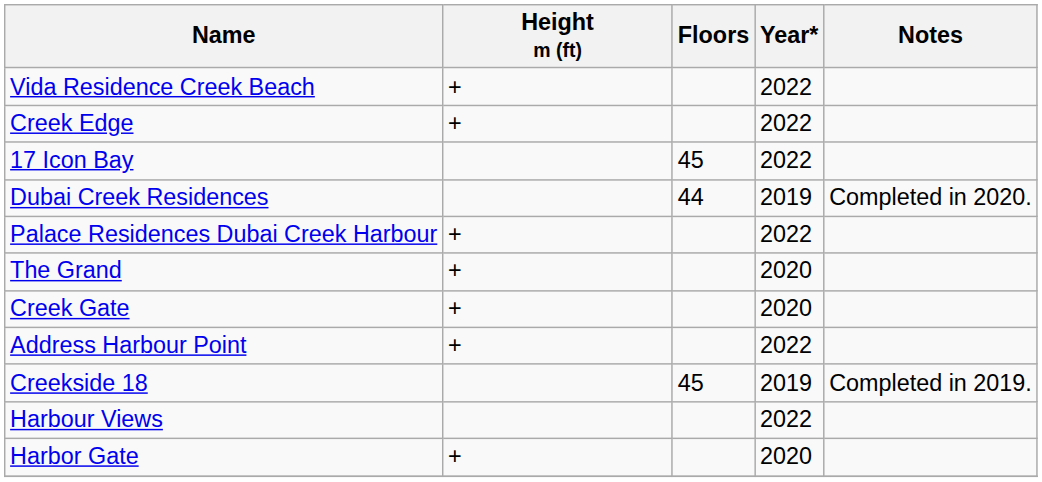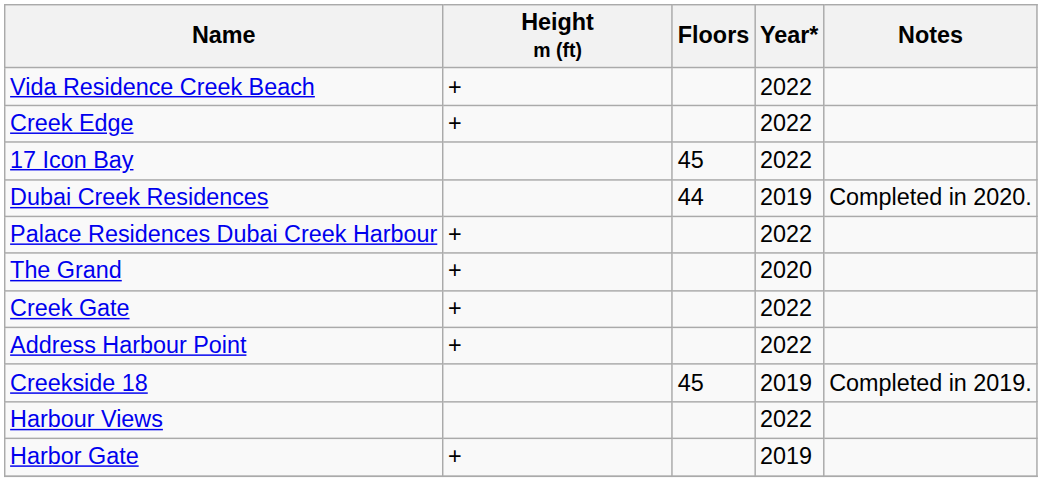(786, 308) 2020 -> (786, 308) 2022
(786, 456) 2020 -> (786, 456) 2019
